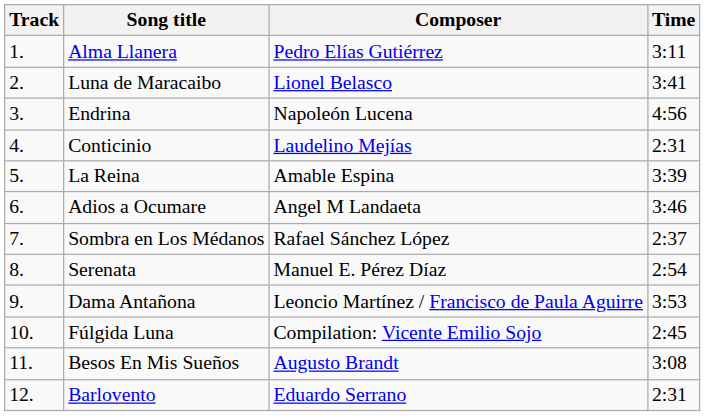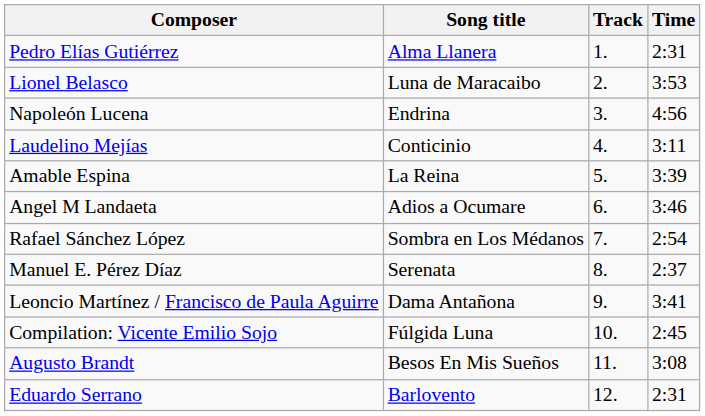columns swapped: (34, 20) <-> (458, 20)
(669, 51) 3:11 -> (669, 51) 2:31
(669, 82) 3:41 -> (669, 82) 3:53
(669, 144) 2:31 -> (669, 144) 3:11
(669, 238) 2:37 -> (669, 238) 2:54
(669, 269) 2:54 -> (669, 269) 2:37
(669, 301) 3:53 -> (669, 301) 3:41
